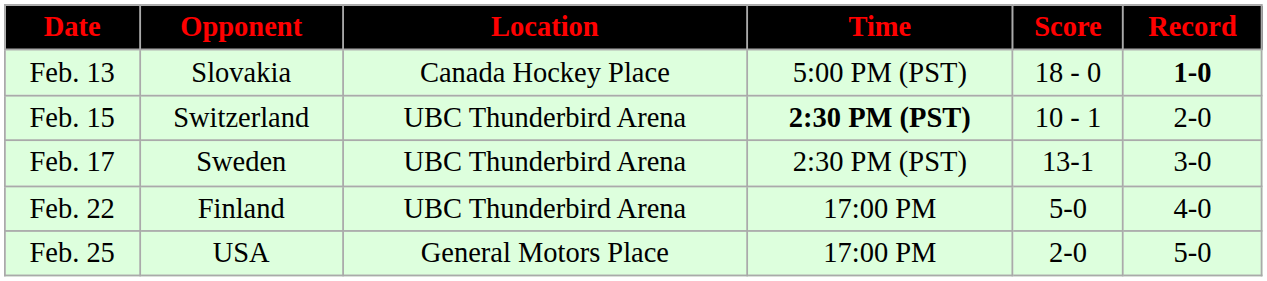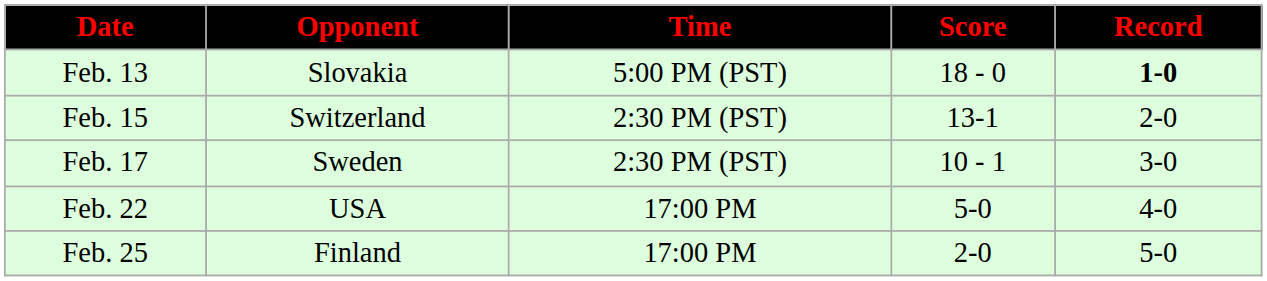- column: (545, 27)
(880, 117) bold -> (700, 117) normal
(1068, 117) 10 - 1 -> (973, 117) 13-1
(1068, 162) 13-1 -> (973, 162) 10 - 1
(241, 207) Finland -> (357, 207) USA
(241, 252) USA -> (357, 252) Finland
